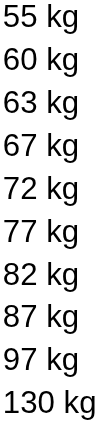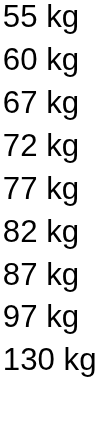- row: (41, 102)
